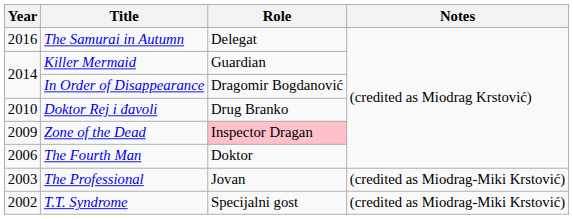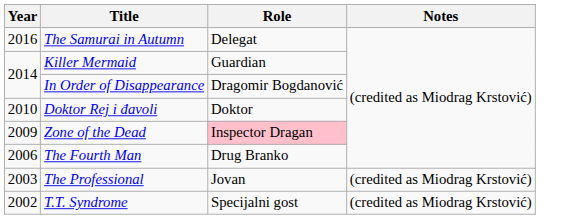(250, 109) Drug Branko -> (232, 109) Doktor
(232, 156) Doktor -> (250, 156) Drug Branko
(458, 179) (credited as Miodrag-Miki Krstović) -> (441, 179) (credited as Miodrag Krstović)
(458, 202) (credited as Miodrag-Miki Krstović) -> (441, 202) (credited as Miodrag Krstović)
